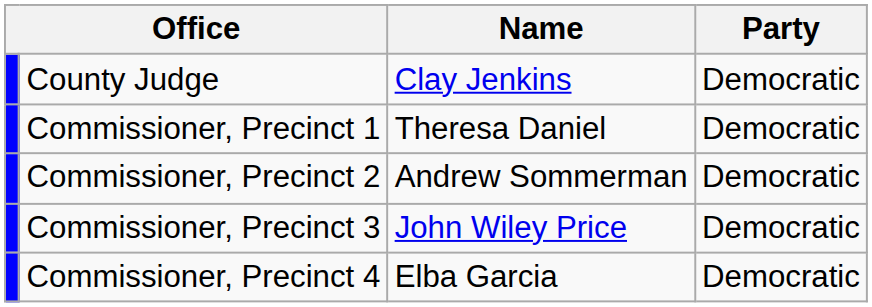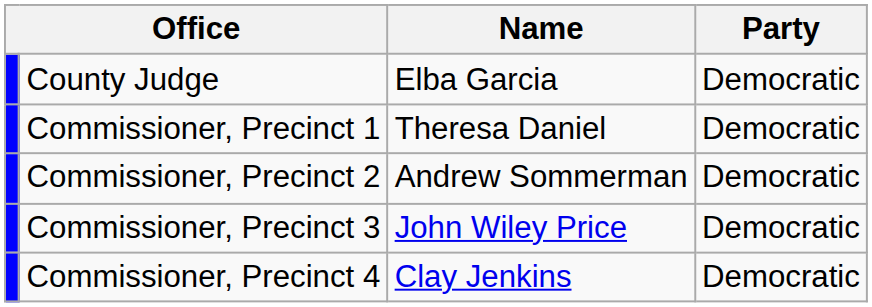(483, 78) Clay Jenkins -> (476, 78) Elba Garcia
(476, 276) Elba Garcia -> (483, 276) Clay Jenkins
